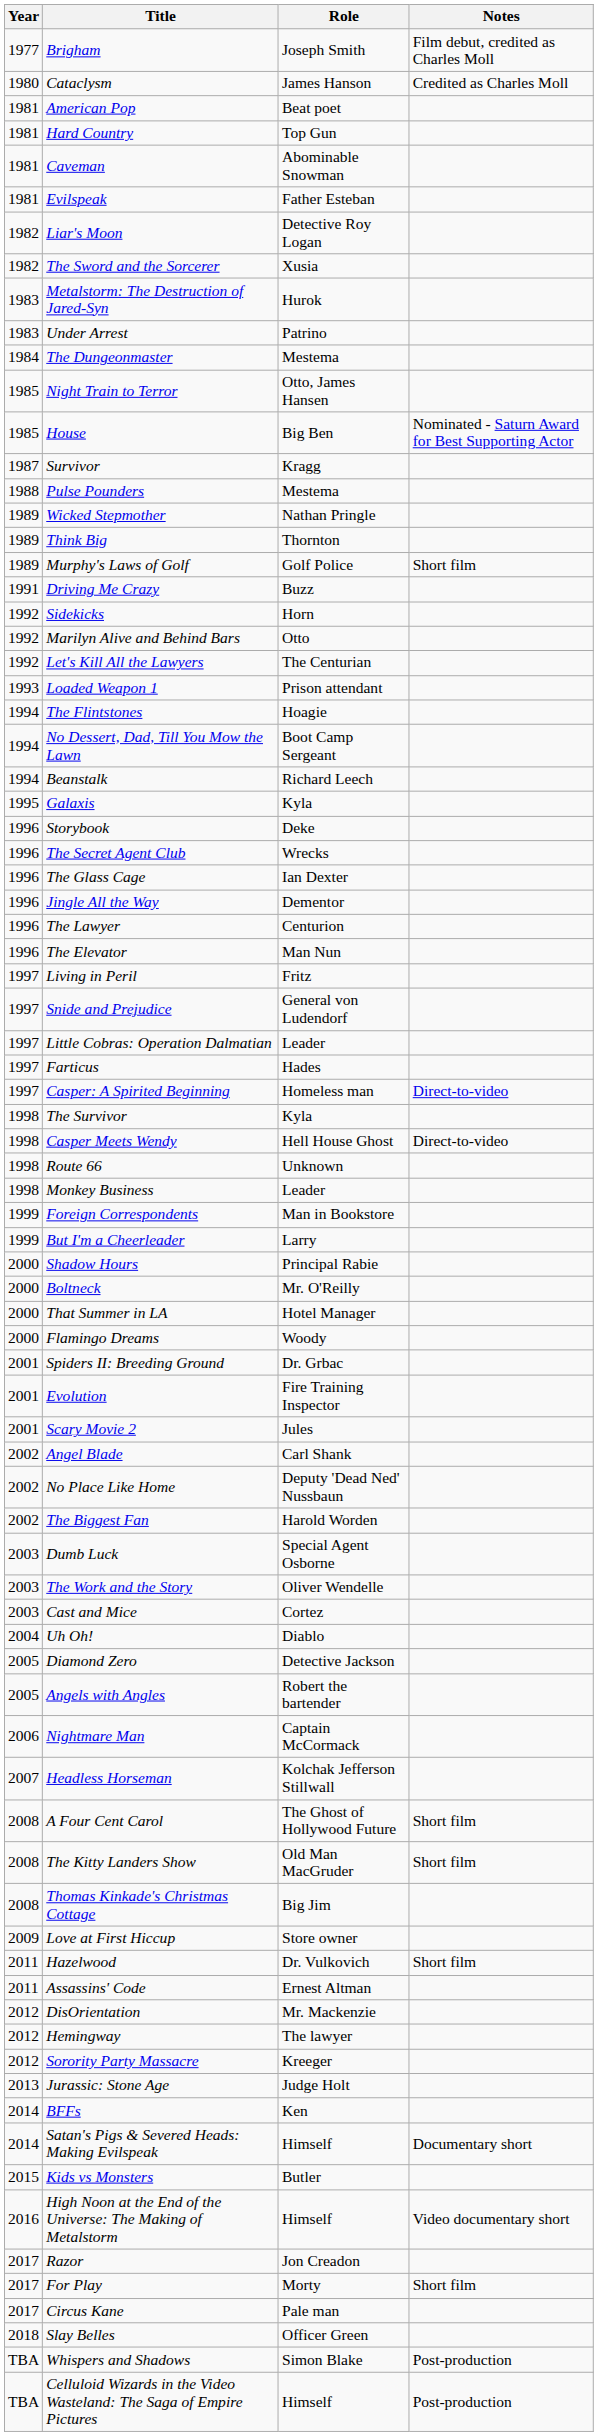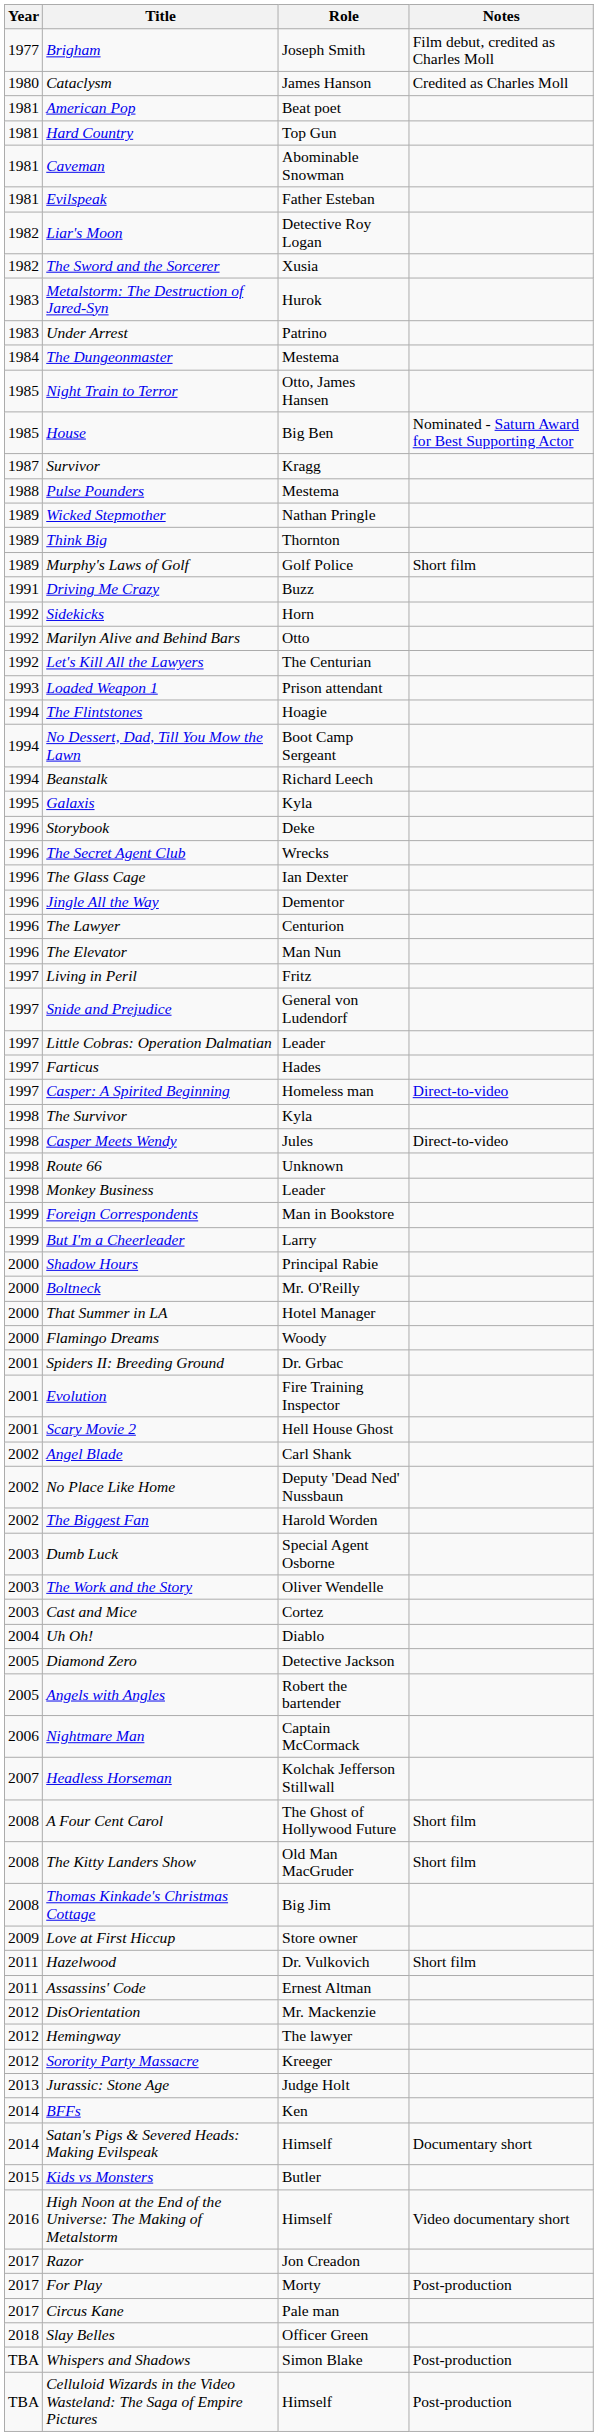(338, 1141) Hell House Ghost -> (298, 1141) Jules
(298, 1429) Jules -> (338, 1429) Hell House Ghost
(444, 2285) Short film -> (462, 2285) Post-production
